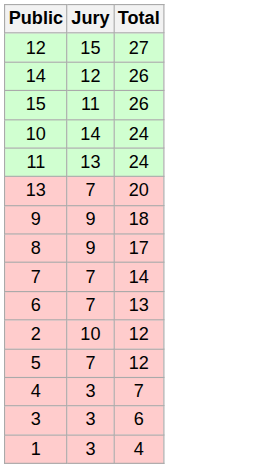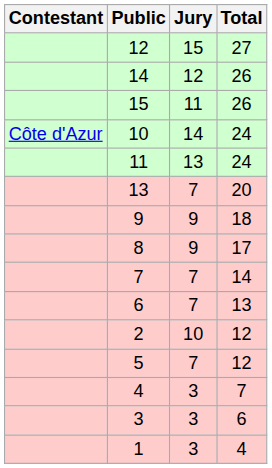+ column: (56, 18)
